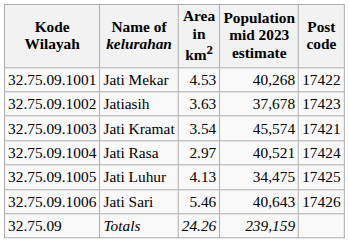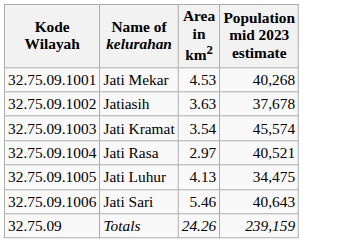- column: (321, 36)
